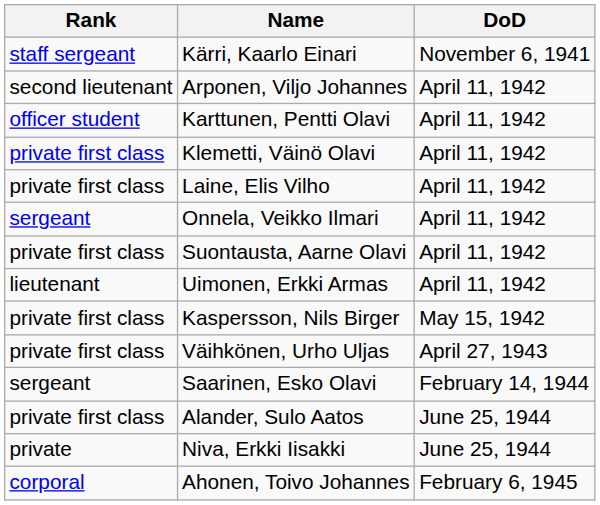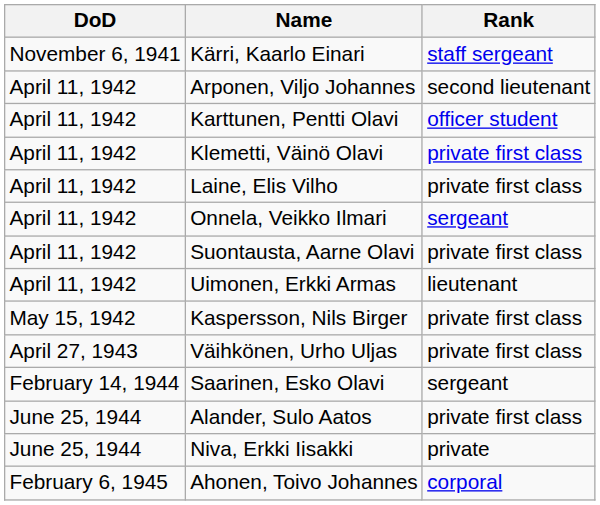columns swapped: (91, 20) <-> (505, 20)
